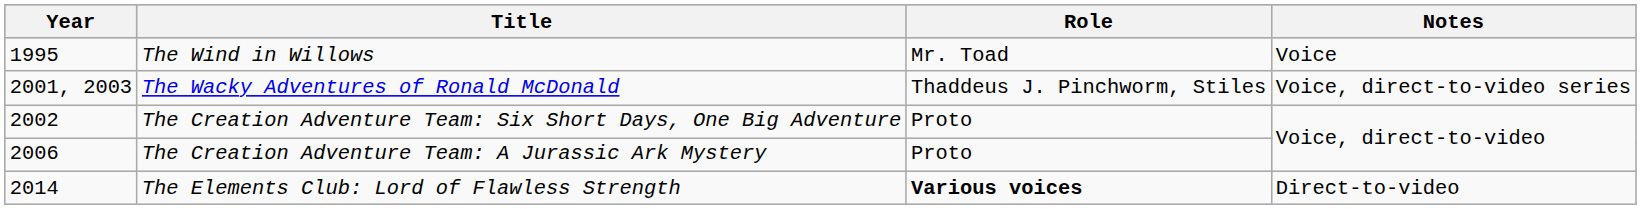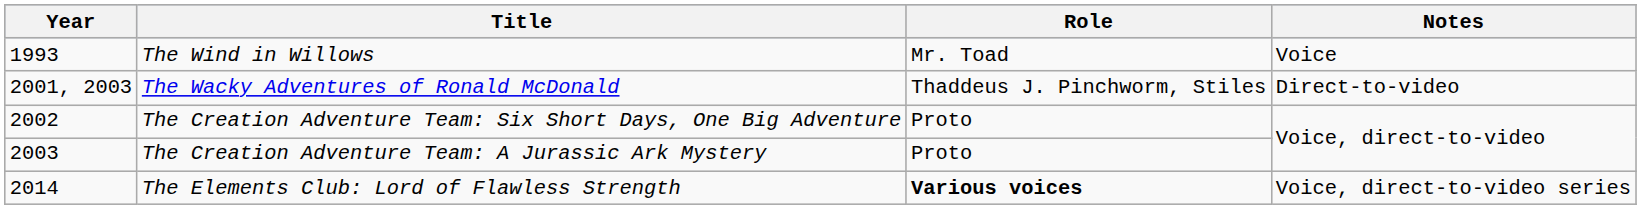(34, 55) 1995 -> (34, 55) 1993
(1453, 88) Voice, direct-to-video series -> (1368, 88) Direct-to-video
(34, 154) 2006 -> (34, 154) 2003
(1368, 188) Direct-to-video -> (1453, 188) Voice, direct-to-video series
